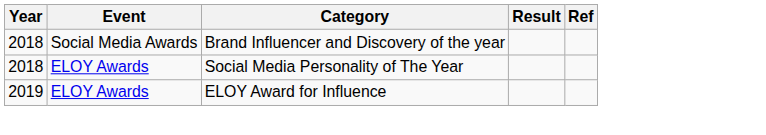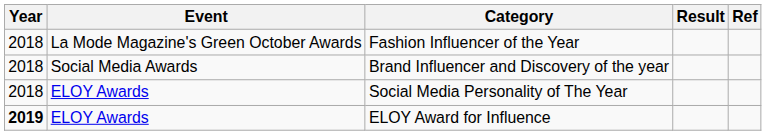+ row: (474, 42)
(26, 92) normal -> (26, 117) bold
